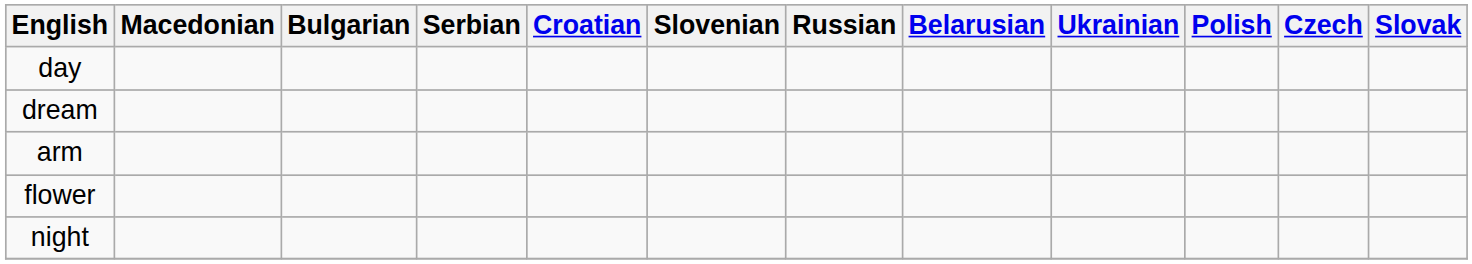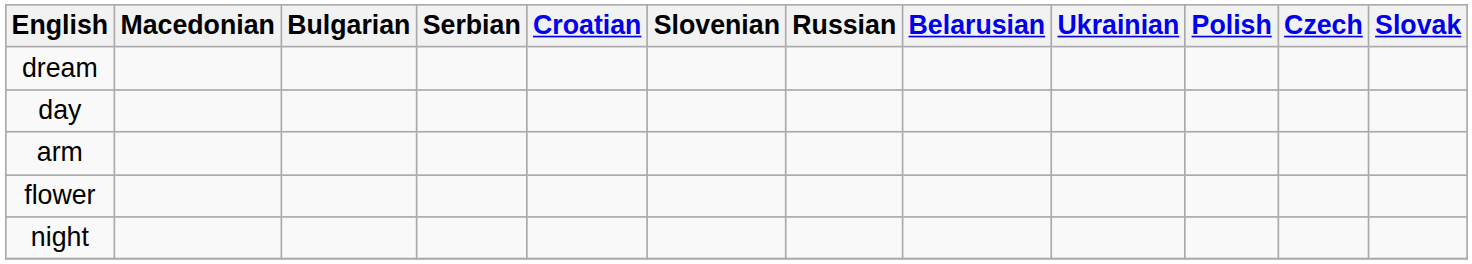rows swapped: (60, 110) <-> (60, 68)
